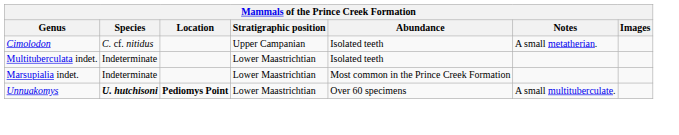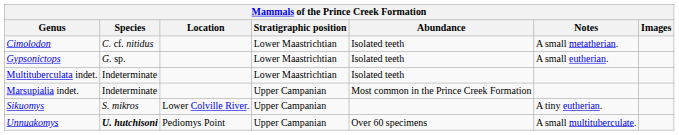(269, 43) Upper Campanian -> (295, 43) Lower Maastrichtian
+ row: (34, 59)
(274, 75) Lower Maastrichtian -> (290, 91) Upper Campanian
+ row: (25, 106)
(195, 91) bold -> (194, 122) normal
(274, 91) Lower Maastrichtian -> (290, 122) Upper Campanian
